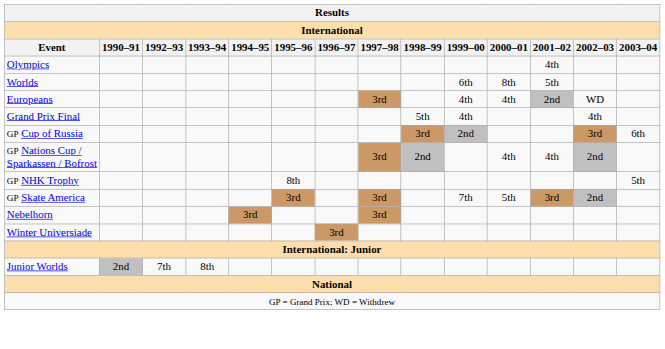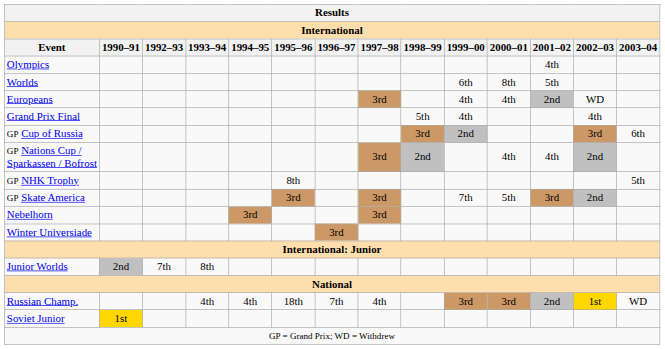+ row: (43, 301)
+ row: (36, 318)
